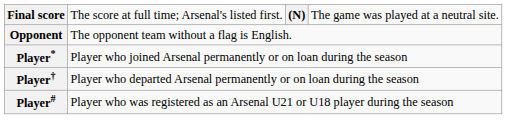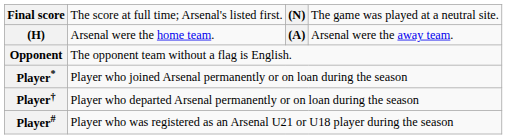+ row: (36, 35)
